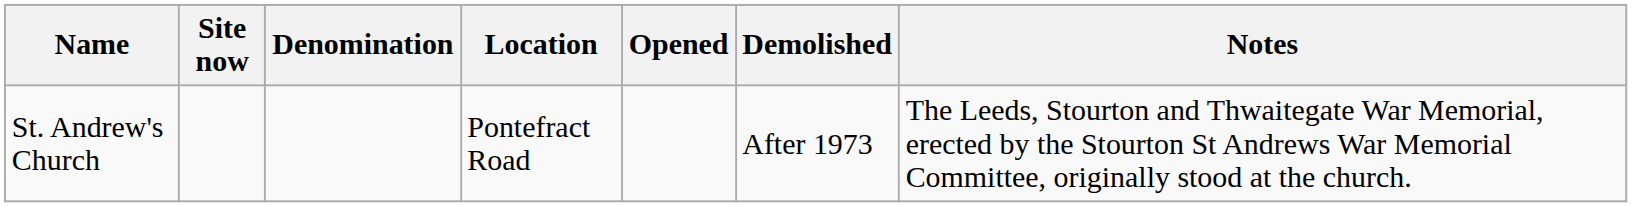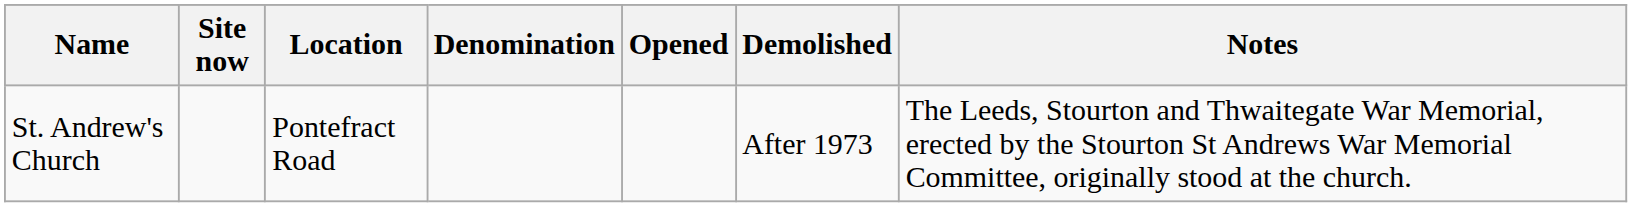columns swapped: (541, 45) <-> (363, 45)
